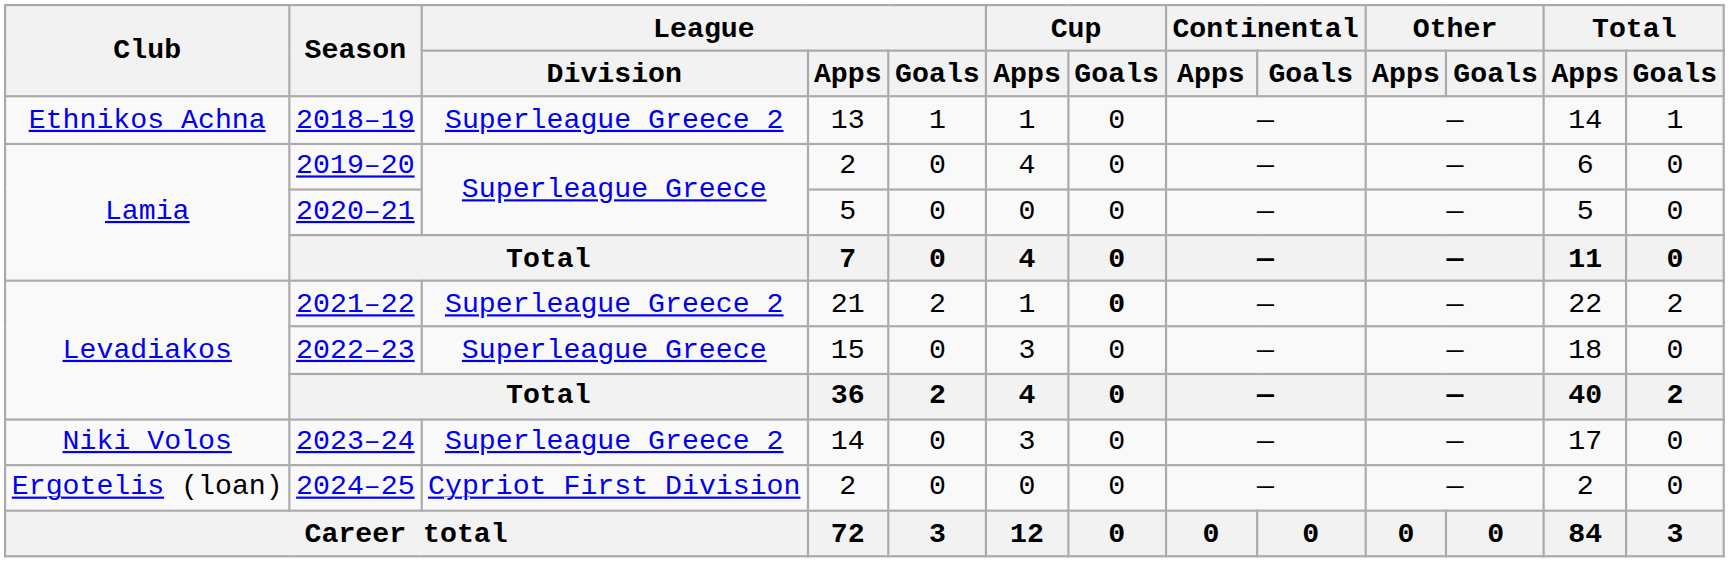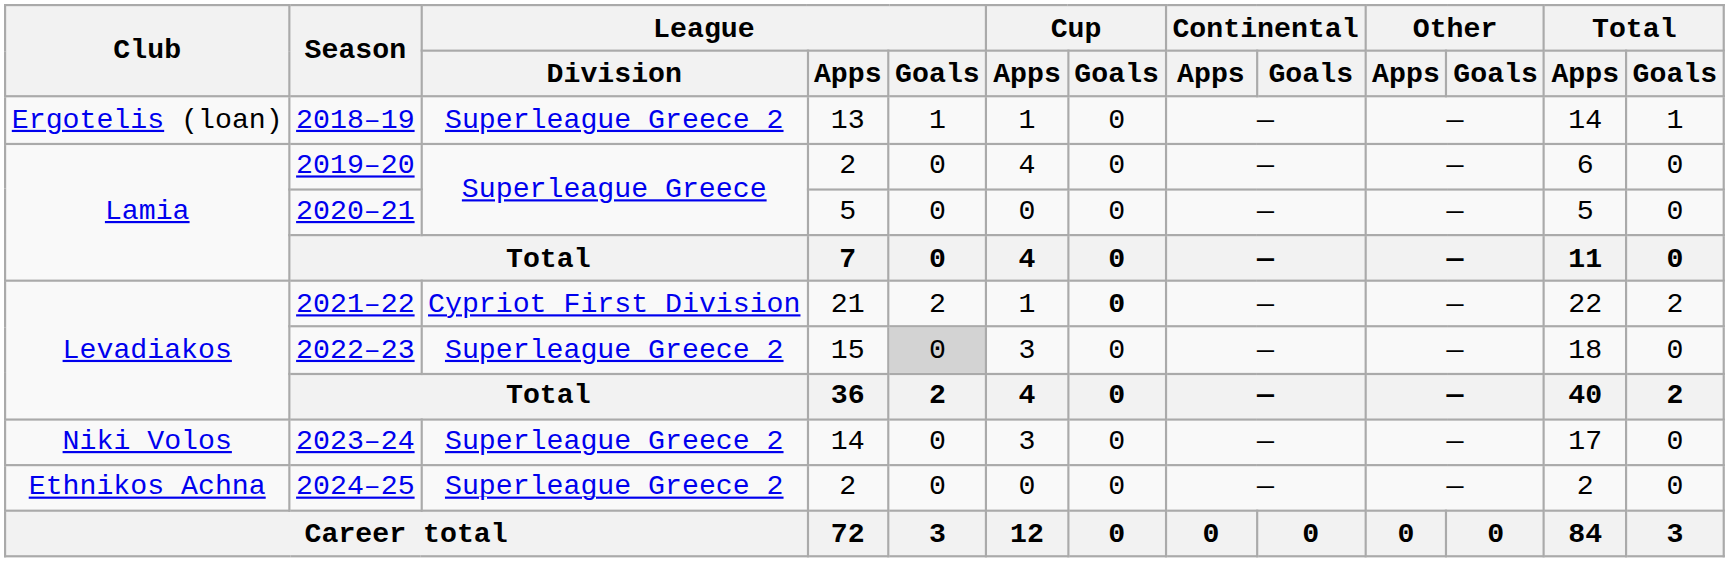(147, 120) Ethnikos Achna -> (147, 120) Ergotelis (loan)
(614, 304) Superleague Greece 2 -> (614, 304) Cypriot First Division
(614, 350) Superleague Greece -> (614, 350) Superleague Greece 2
(937, 350) no background -> (937, 350) lightgrey background
(147, 488) Ergotelis (loan) -> (147, 488) Ethnikos Achna
(614, 488) Cypriot First Division -> (614, 488) Superleague Greece 2
